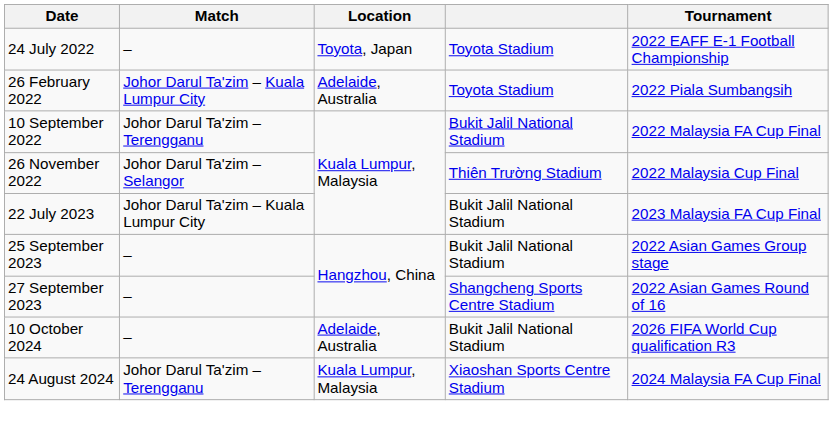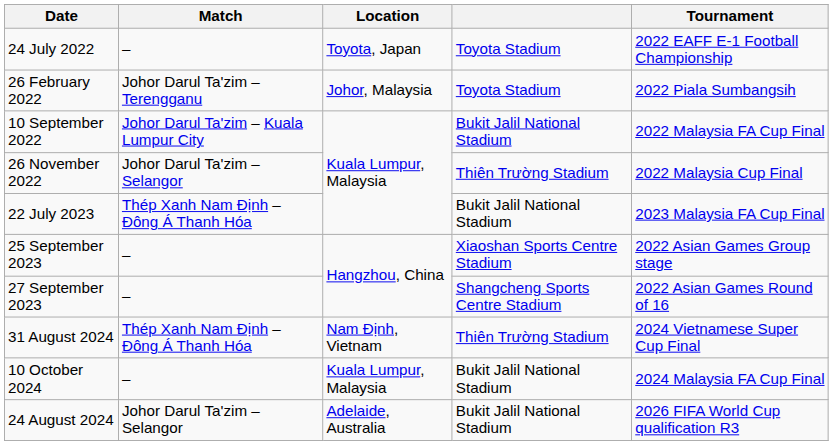(214, 90) Johor Darul Ta'zim – Kuala Lumpur City -> (191, 90) Johor Darul Ta'zim – Terengganu
(349, 90) Adelaide, Australia -> (379, 90) Johor, Malaysia
(192, 131) Johor Darul Ta'zim – Terengganu -> (212, 131) Johor Darul Ta'zim – Kuala Lumpur City
(214, 214) Johor Darul Ta'zim – Kuala Lumpur City -> (201, 214) Thép Xanh Nam Định – Đông Á Thanh Hóa
(511, 255) Bukit Jalil National Stadium -> (537, 255) Xiaoshan Sports Centre Stadium
+ row: (61, 337)
(349, 337) Adelaide, Australia -> (375, 378) Kuala Lumpur, Malaysia
(704, 337) 2026 FIFA World Cup qualification R3 -> (730, 378) 2024 Malaysia FA Cup Final
(192, 378) Johor Darul Ta'zim – Terengganu -> (191, 420) Johor Darul Ta'zim – Selangor
(366, 378) Kuala Lumpur, Malaysia -> (358, 420) Adelaide, Australia
(529, 378) Xiaoshan Sports Centre Stadium -> (518, 420) Bukit Jalil National Stadium
(726, 378) 2024 Malaysia FA Cup Final -> (708, 420) 2026 FIFA World Cup qualification R3
